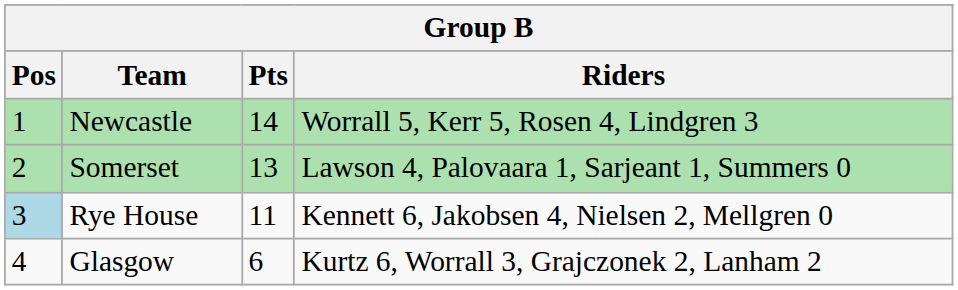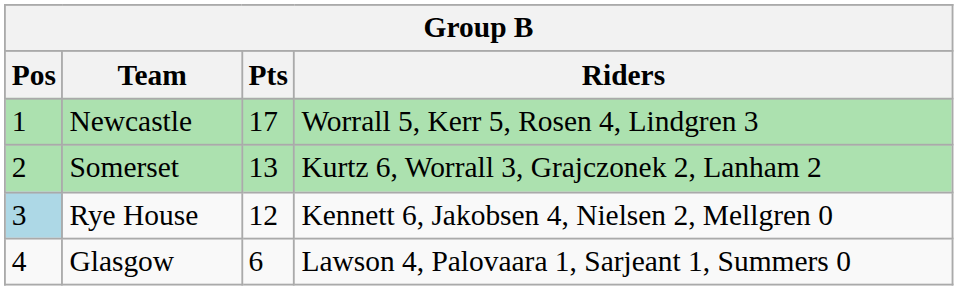(263, 121) 14 -> (263, 121) 17
(576, 167) Lawson 4, Palovaara 1, Sarjeant 1, Summers 0 -> (562, 167) Kurtz 6, Worrall 3, Grajczonek 2, Lanham 2
(263, 214) 11 -> (263, 214) 12
(562, 261) Kurtz 6, Worrall 3, Grajczonek 2, Lanham 2 -> (576, 261) Lawson 4, Palovaara 1, Sarjeant 1, Summers 0
